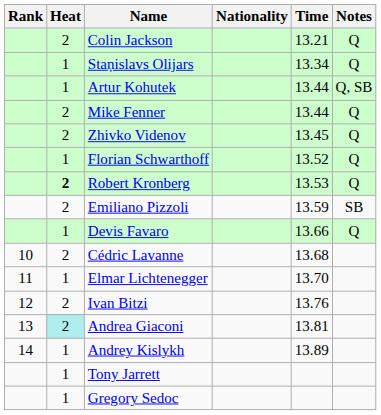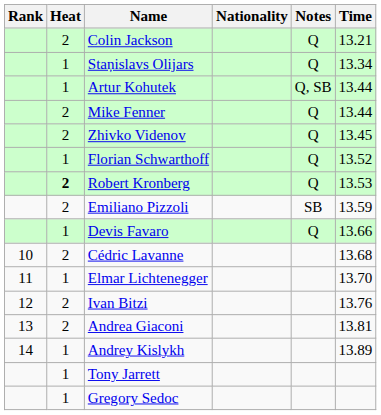columns swapped: (312, 16) <-> (354, 16)
(65, 326) paleturquoise background -> (65, 326) no background
